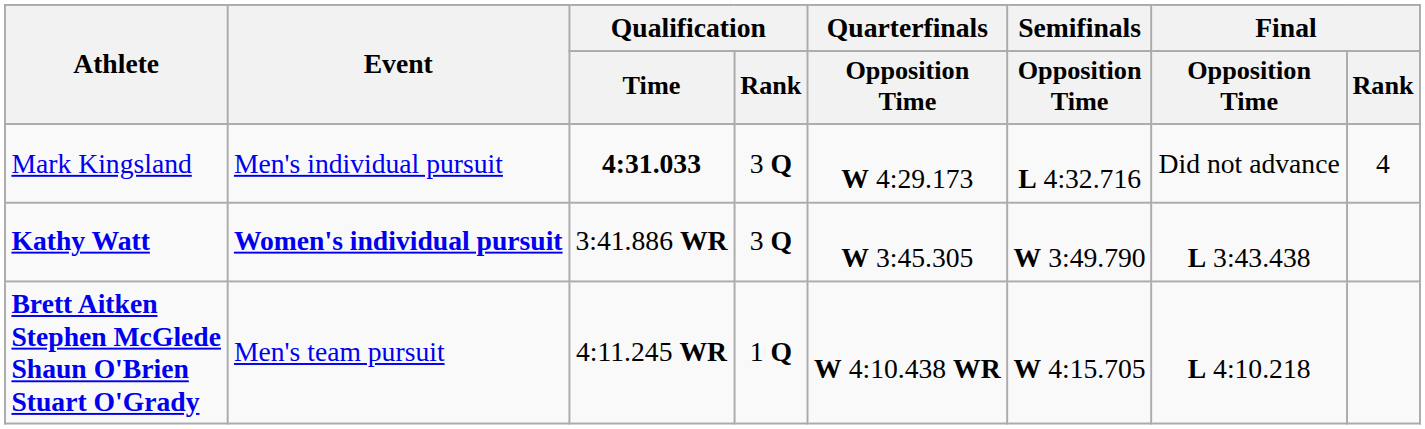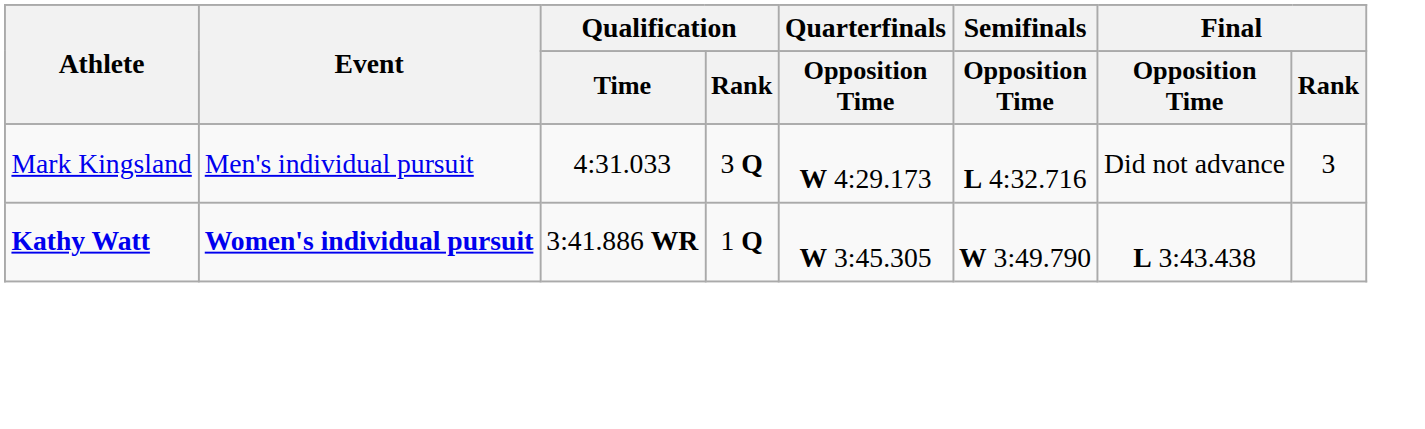(651, 163) bold -> (622, 163) normal
(1383, 163) 4 -> (1328, 163) 3
(771, 241) 3 Q -> (742, 241) 1 Q
- row: (116, 352)
